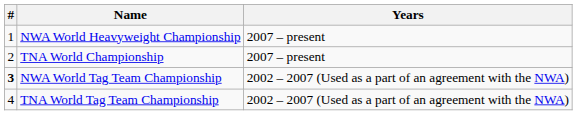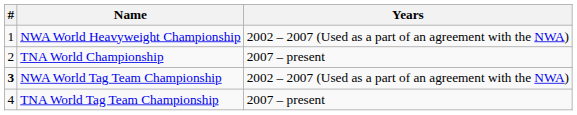(286, 36) 2007 – present -> (408, 36) 2002 – 2007 (Used as a part of an agreement with the NWA)
(408, 99) 2002 – 2007 (Used as a part of an agreement with the NWA) -> (286, 99) 2007 – present
